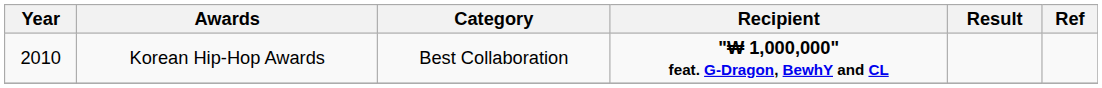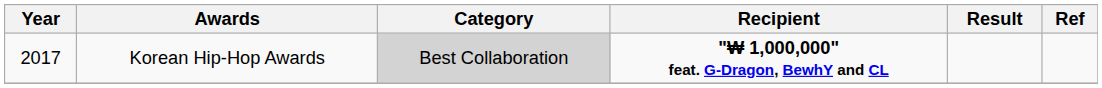(41, 58) 2010 -> (41, 58) 2017
(494, 58) no background -> (494, 58) lightgrey background
